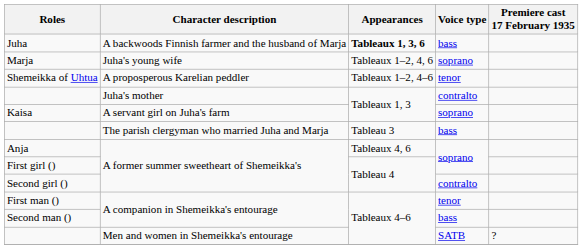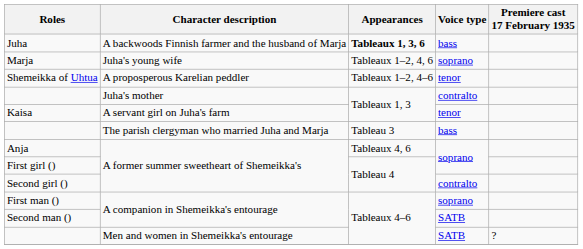(456, 113) soprano -> (449, 113) tenor
(449, 200) tenor -> (456, 200) soprano
(448, 218) bass -> (452, 218) SATB
